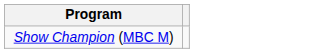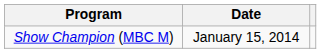+ column: (246, 15)
